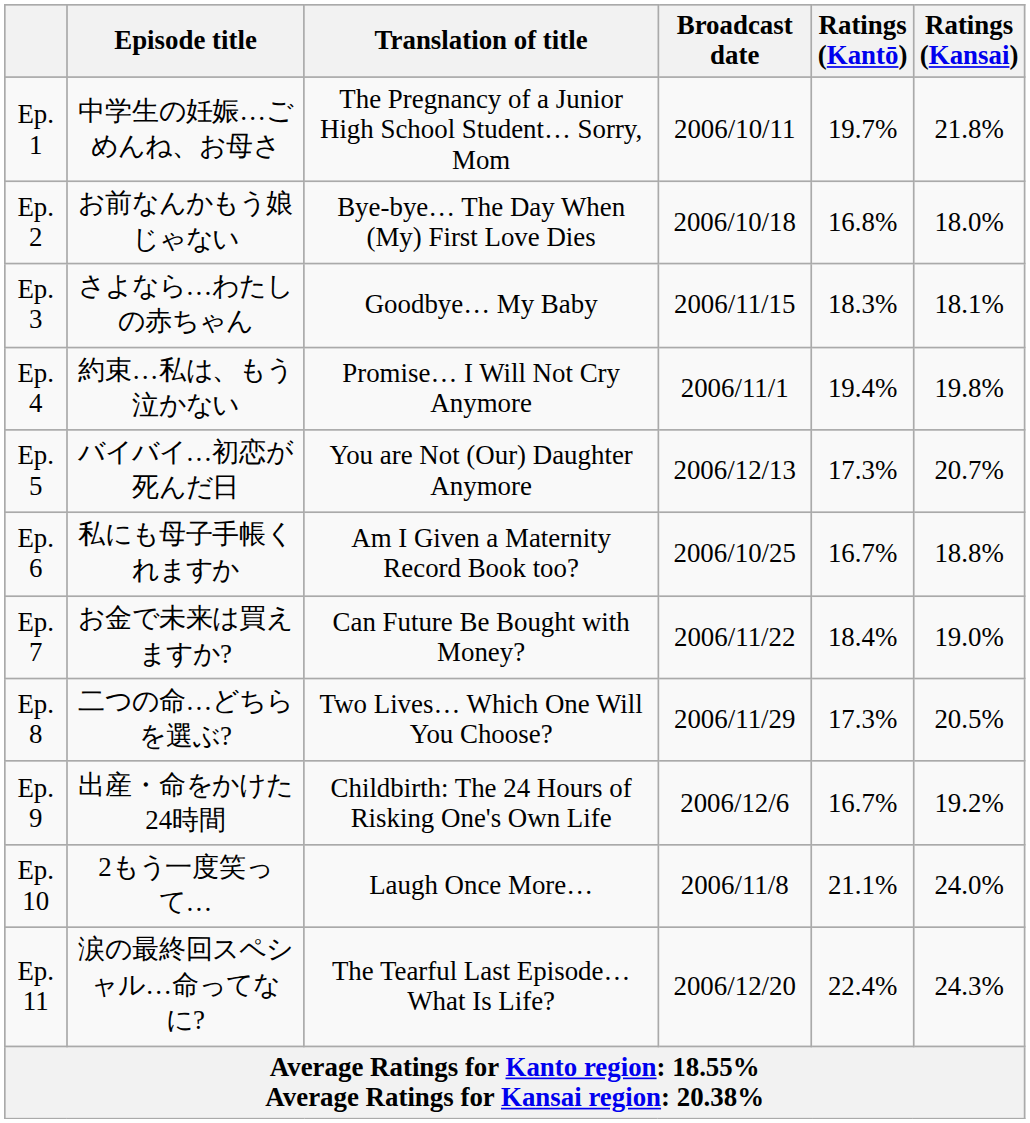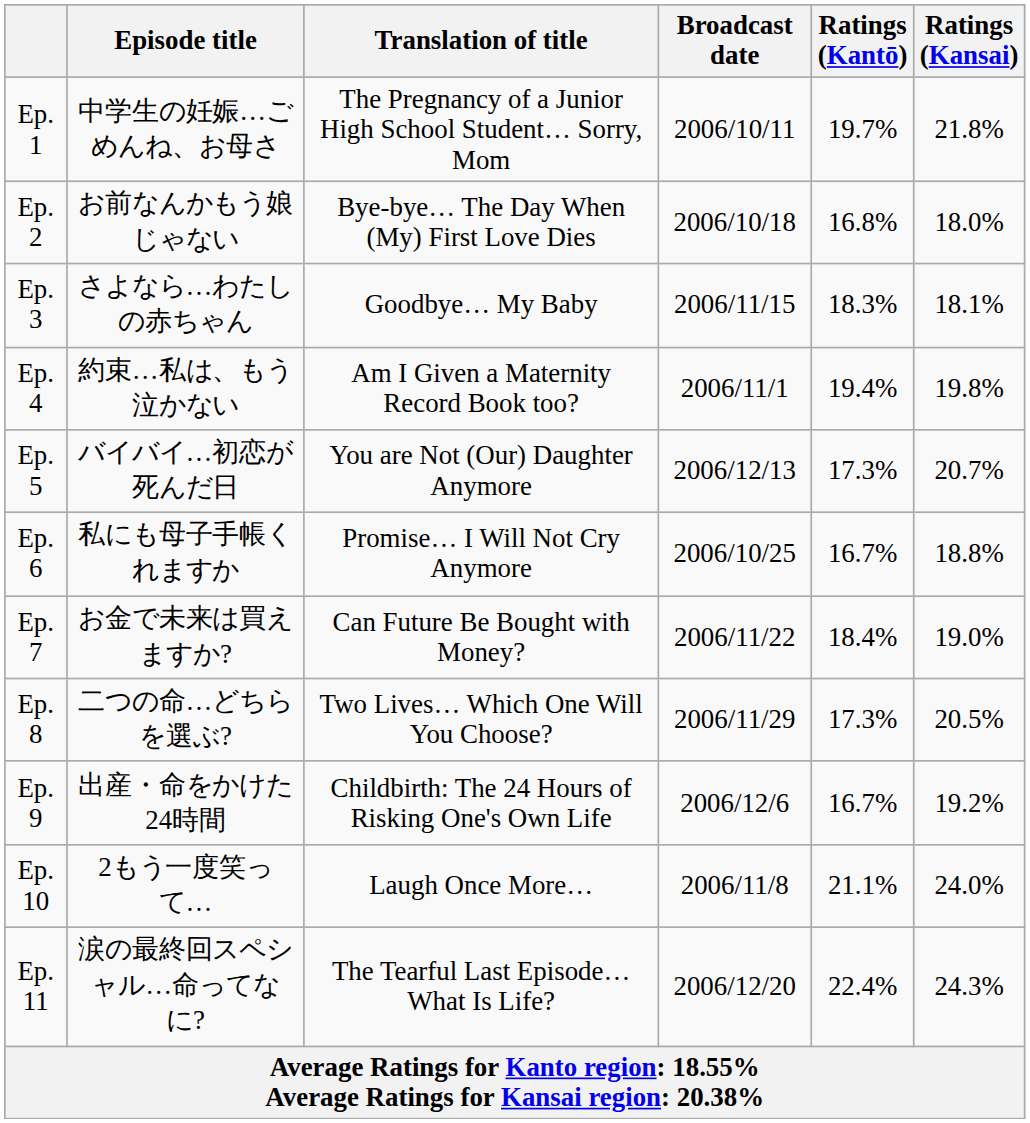(481, 387) Promise… I Will Not Cry Anymore -> (481, 387) Am I Given a Maternity Record Book too?
(481, 553) Am I Given a Maternity Record Book too? -> (481, 553) Promise… I Will Not Cry Anymore
